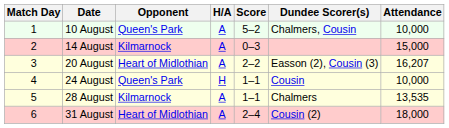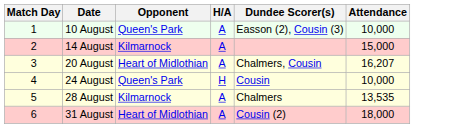- column: (251, 13)
(314, 30) Chalmers, Cousin -> (290, 30) Easson (2), Cousin (3)
(325, 64) Easson (2), Cousin (3) -> (279, 64) Chalmers, Cousin
